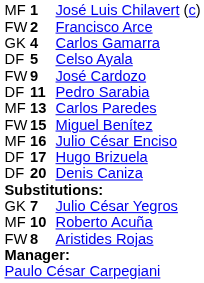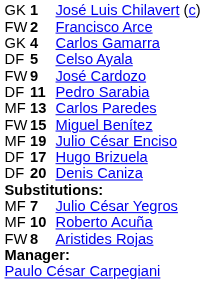(15, 10) MF -> (15, 10) GK
(38, 141) 16 -> (38, 141) 19
(15, 206) GK -> (15, 206) MF
